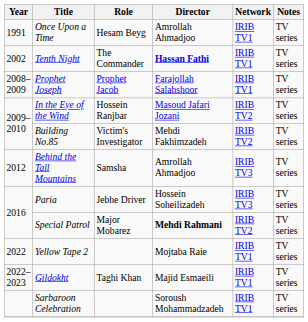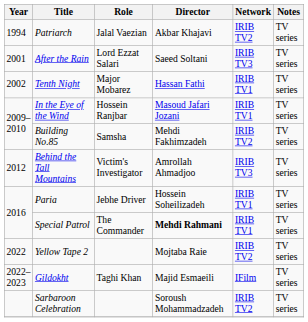- row: (61, 32)
+ row: (53, 32)
+ row: (62, 58)
(120, 58) The Commander -> (114, 84) Major Mobarez
(182, 58) bold -> (180, 84) normal
- row: (50, 84)
(245, 110) IRIB TV2 -> (245, 110) IRIB TV1
(119, 136) Victim's Investigator -> (111, 136) Samsha
(111, 168) Samsha -> (119, 168) Victim's Investigator
(245, 199) IRIB TV3 -> (245, 199) IRIB TV1
(114, 225) Major Mobarez -> (120, 225) The Commander
(245, 225) IRIB TV2 -> (245, 225) IRIB TV1
(245, 251) IRIB TV1 -> (245, 251) IRIB TV2
(245, 277) IRIB TV1 -> (246, 277) IFilm
(245, 303) IRIB TV1 -> (245, 303) IRIB TV2
